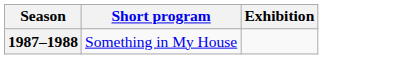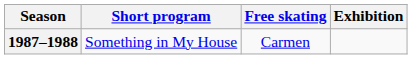+ column: (285, 16)
